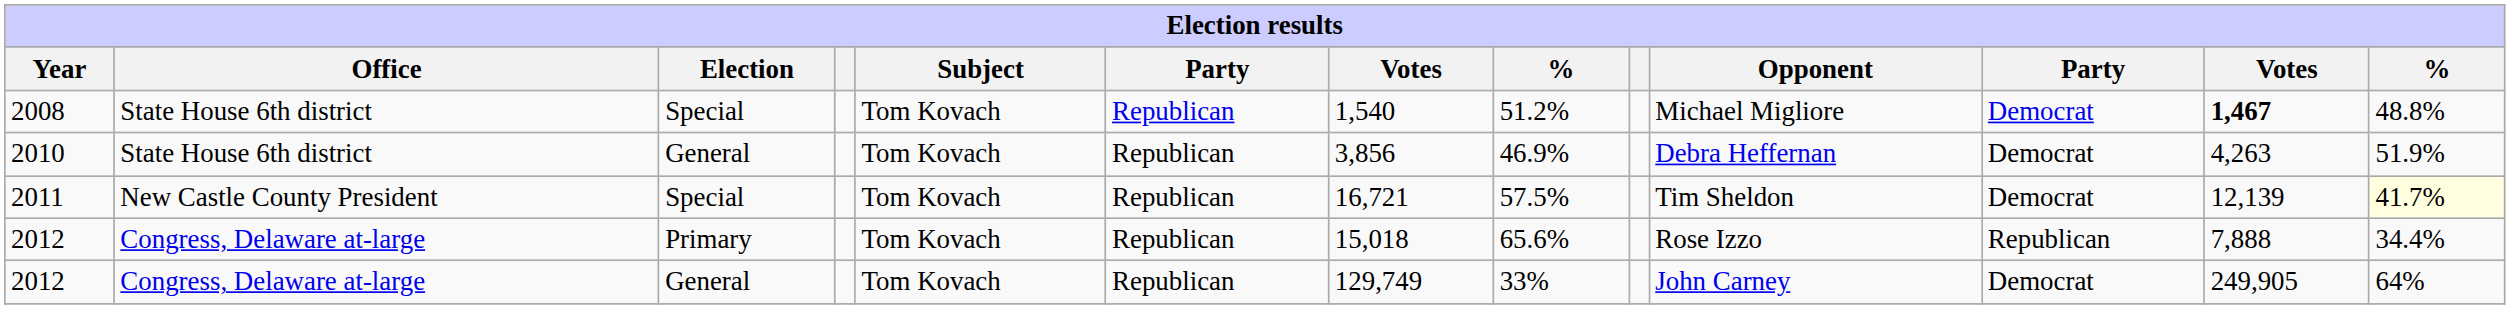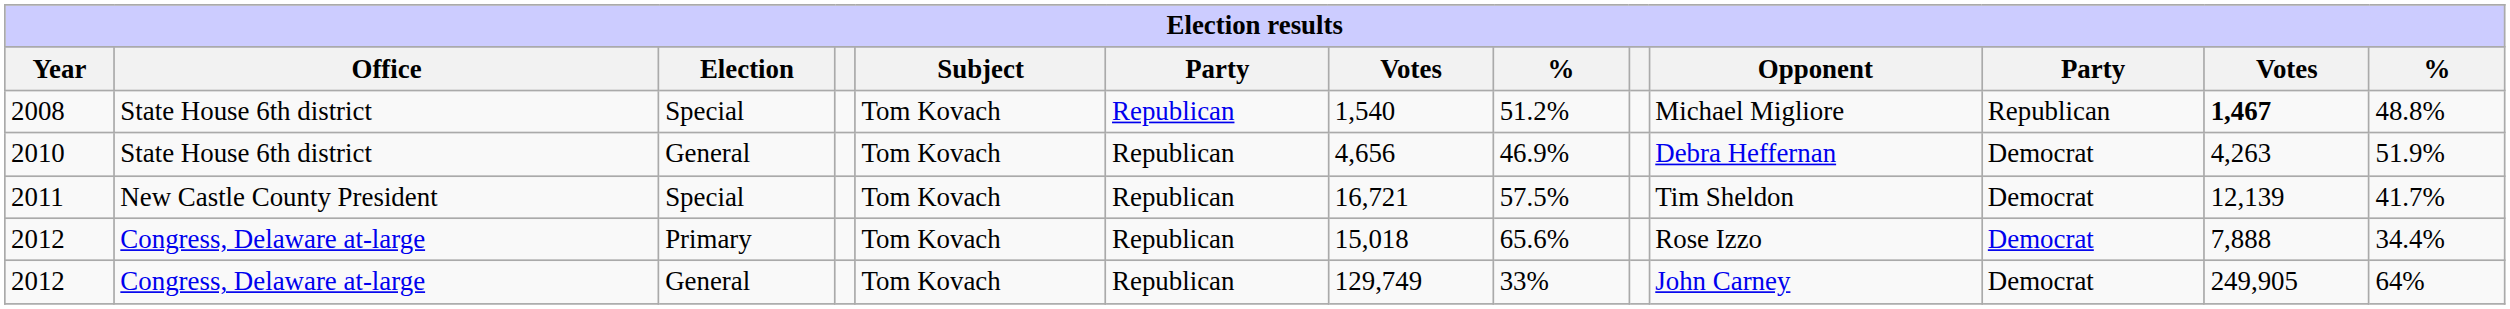(2041, 111) Democrat -> (2049, 111) Republican
(1365, 153) 3,856 -> (1365, 153) 4,656
(2410, 196) lightyellow background -> (2410, 196) no background
(2049, 238) Republican -> (2041, 238) Democrat
